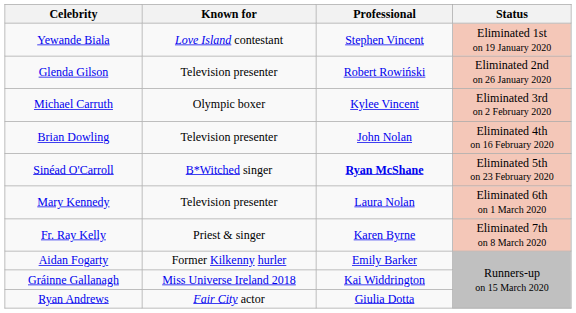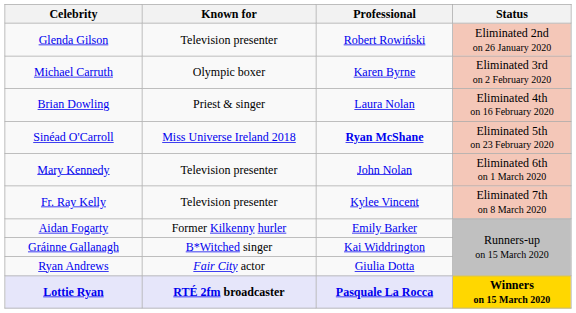- row: (73, 39)
(385, 104) Kylee Vincent -> (385, 72) Karen Byrne
(229, 137) Television presenter -> (229, 104) Priest & singer
(385, 137) John Nolan -> (385, 104) Laura Nolan
(229, 169) B*Witched singer -> (229, 137) Miss Universe Ireland 2018
(385, 202) Laura Nolan -> (385, 169) John Nolan
(229, 234) Priest & singer -> (229, 202) Television presenter
(385, 234) Karen Byrne -> (385, 202) Kylee Vincent
(229, 279) Miss Universe Ireland 2018 -> (229, 247) B*Witched singer
+ row: (73, 292)
